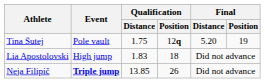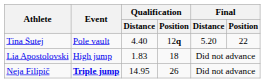(139, 41) 1.75 -> (139, 41) 4.40
(243, 41) 19 -> (243, 41) 22
(139, 71) 13.85 -> (139, 71) 14.95
